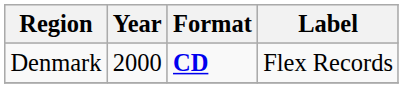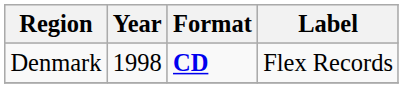(137, 62) 2000 -> (137, 62) 1998
